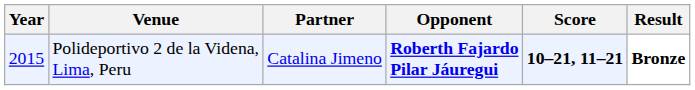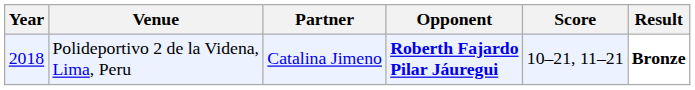(26, 59) 2015 -> (26, 59) 2018
(575, 59) bold -> (575, 59) normal
